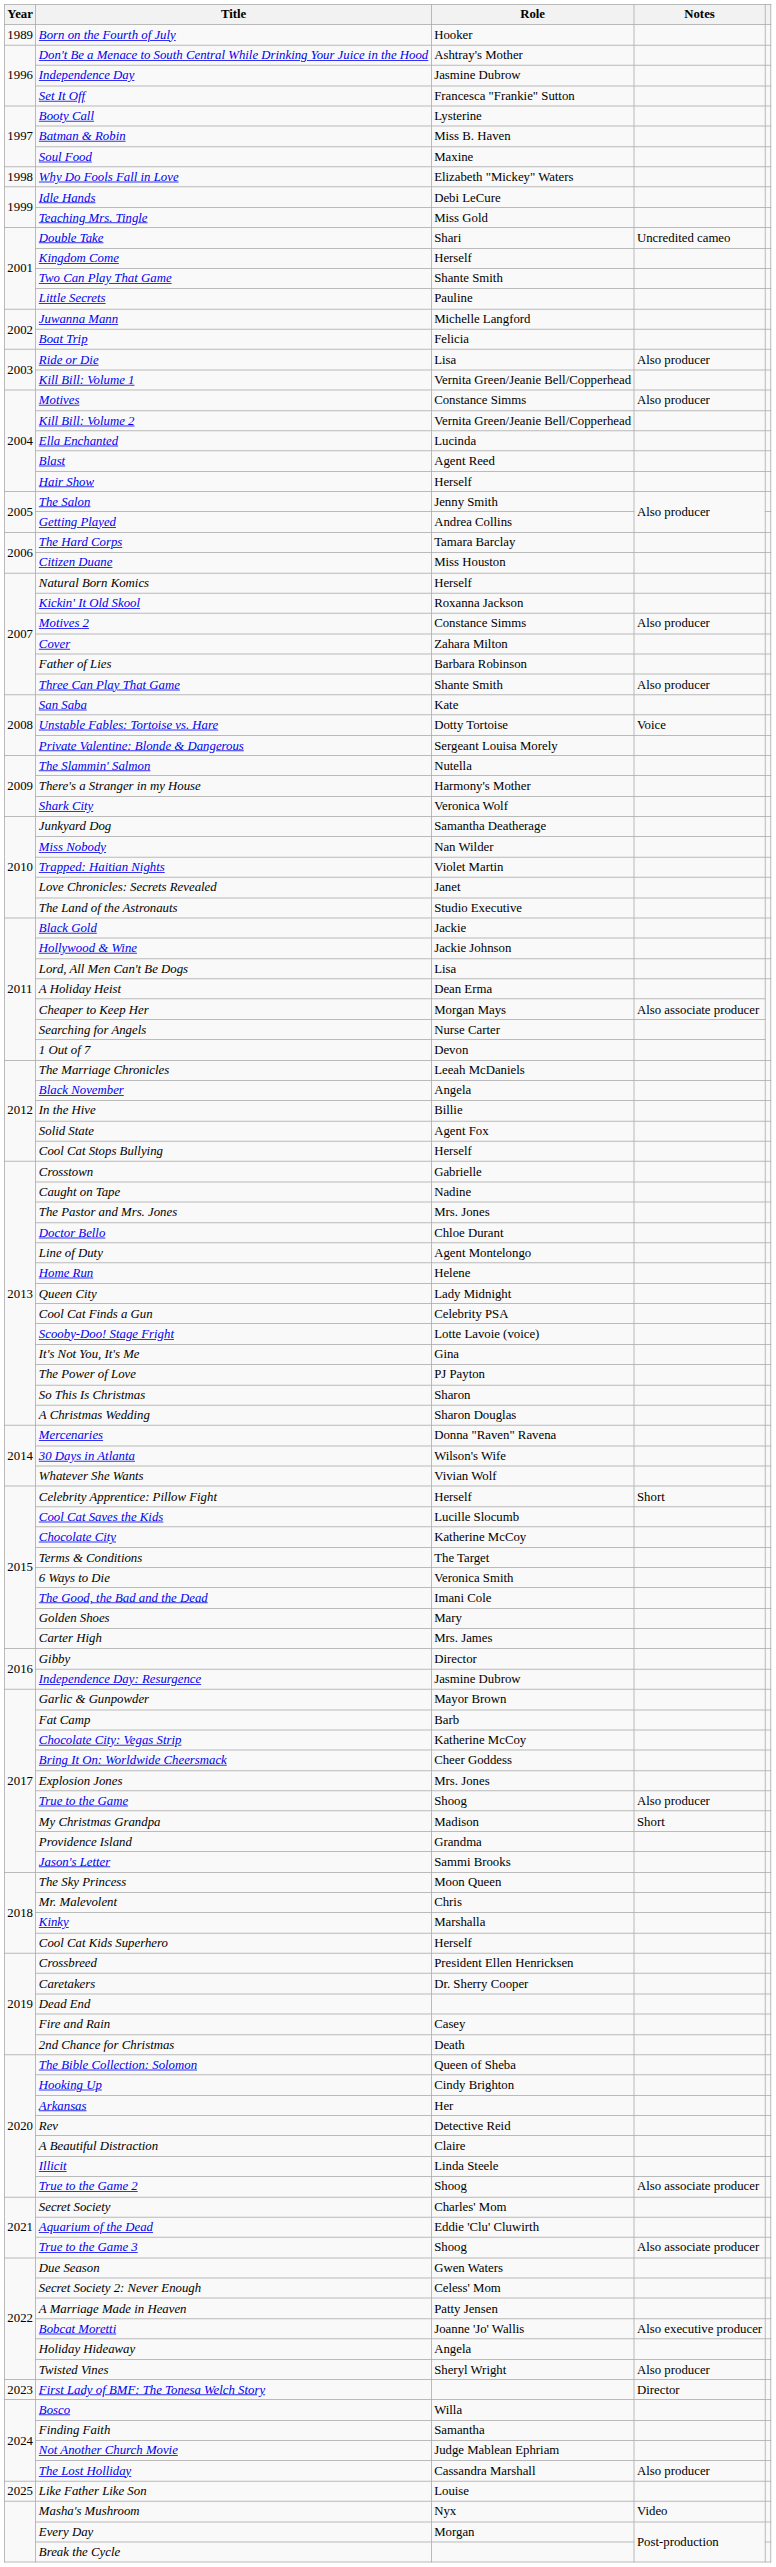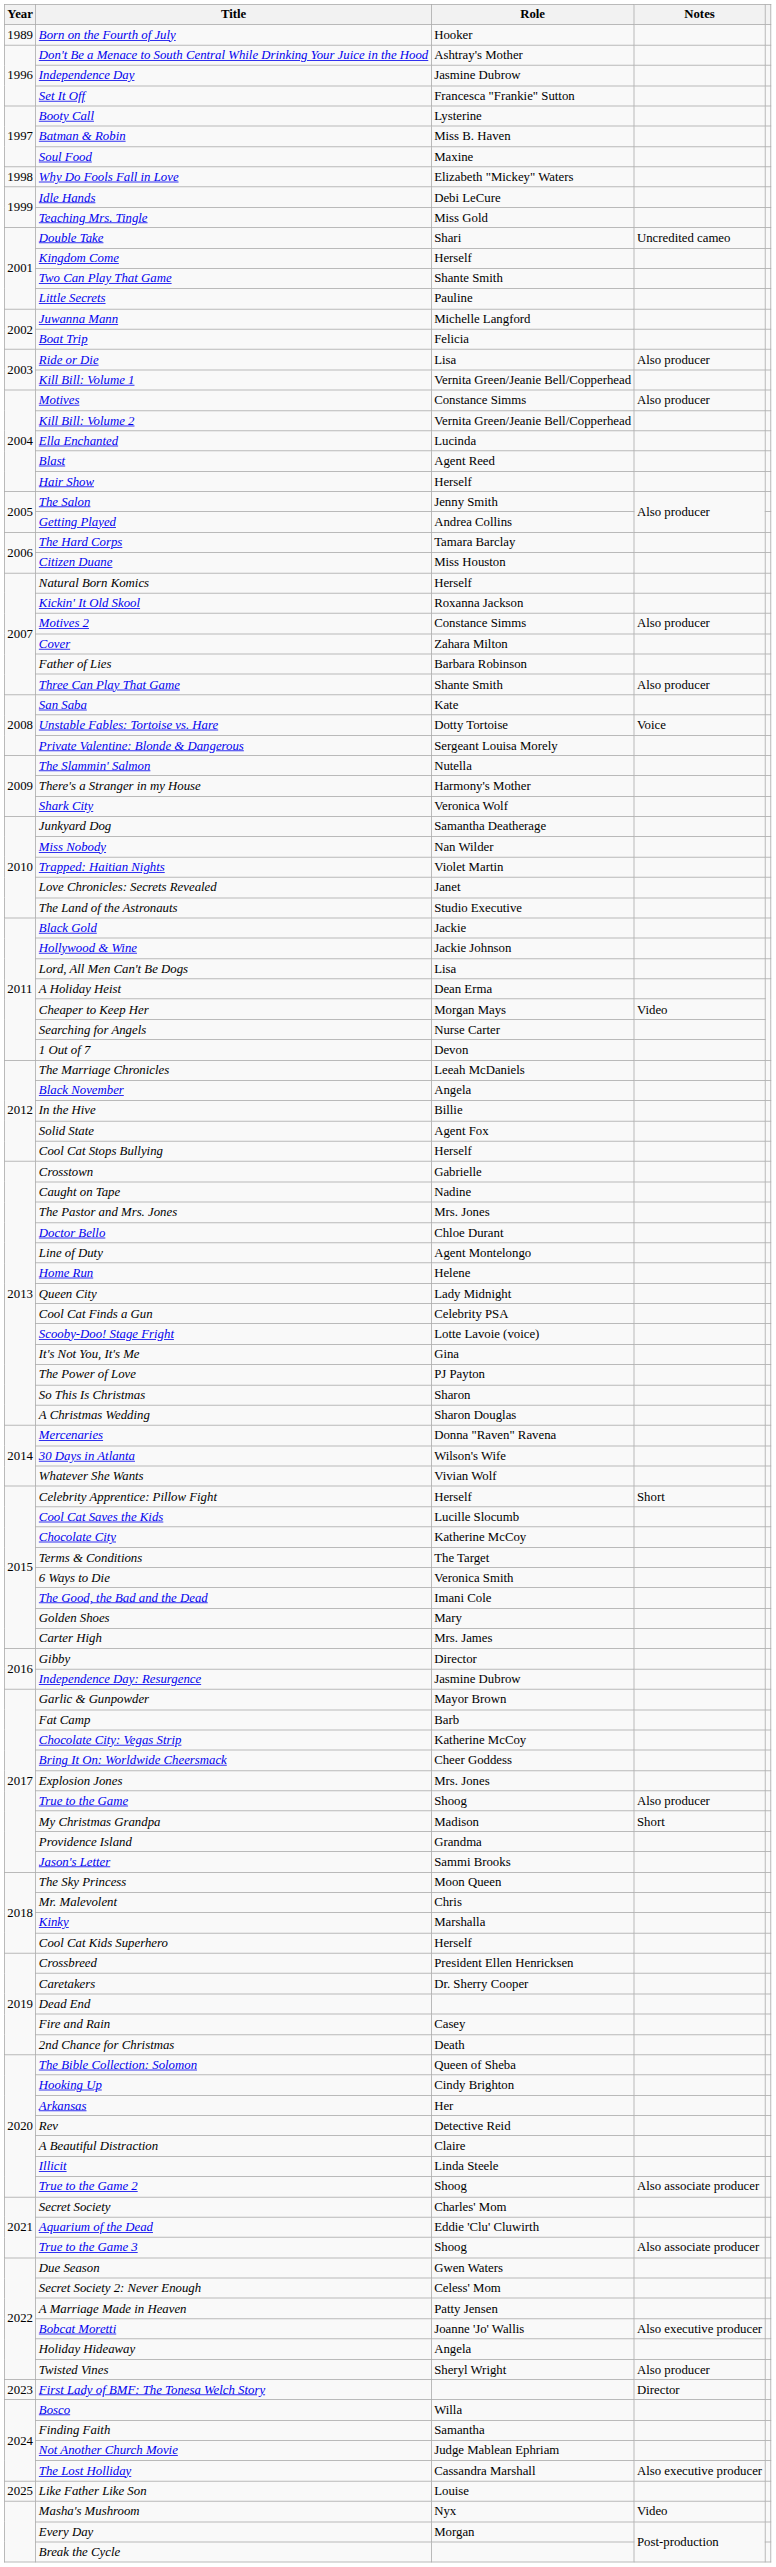(698, 1009) Also associate producer -> (652, 1009) Video
(673, 2470) Also producer -> (700, 2470) Also executive producer
